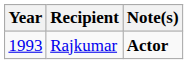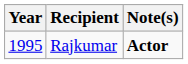(25, 44) 1993 -> (25, 44) 1995
